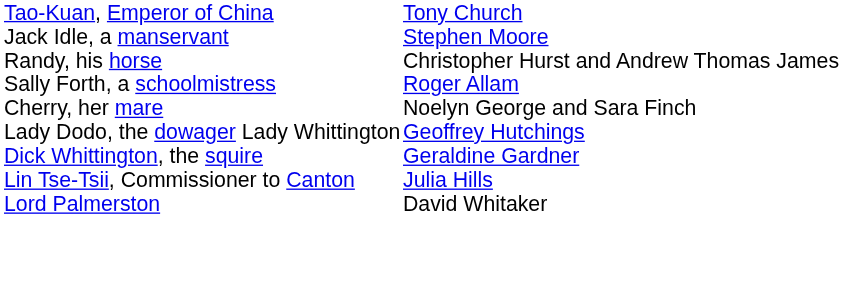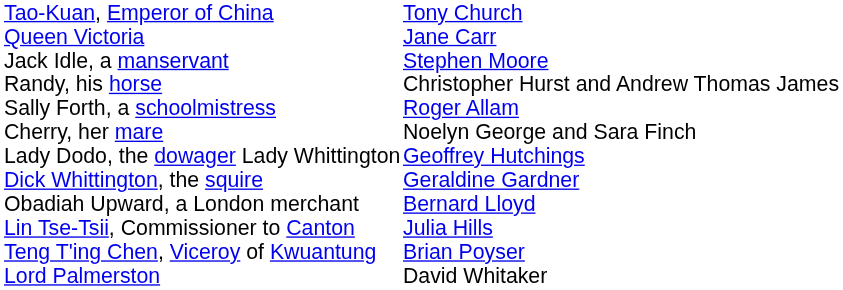+ row: (74, 36)
+ row: (181, 204)
+ row: (190, 252)
